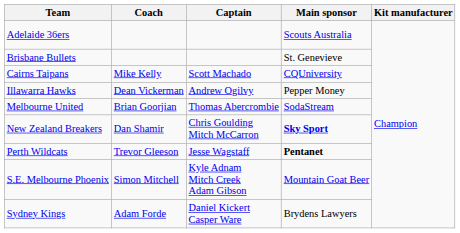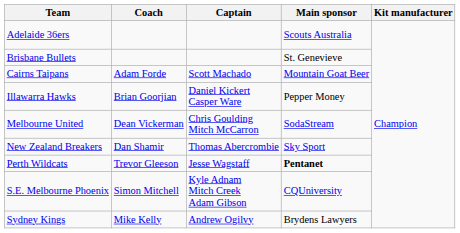(138, 73) Mike Kelly -> (140, 73) Adam Forde
(313, 73) CQUniversity -> (326, 73) Mountain Goat Beer
(149, 90) Dean Vickerman -> (145, 96) Brian Goorjian
(221, 90) Andrew Ogilvy -> (219, 96) Daniel Kickert Casper Ware
(145, 106) Brian Goorjian -> (149, 124) Dean Vickerman
(234, 106) Thomas Abercrombie -> (224, 124) Chris Goulding Mitch McCarron
(224, 129) Chris Goulding Mitch McCarron -> (234, 146) Thomas Abercrombie
(306, 129) bold -> (304, 146) normal
(326, 179) Mountain Goat Beer -> (313, 191) CQUniversity
(140, 213) Adam Forde -> (138, 219) Mike Kelly
(219, 213) Daniel Kickert Casper Ware -> (221, 219) Andrew Ogilvy
